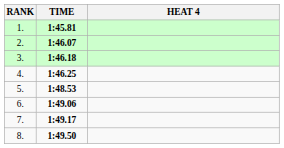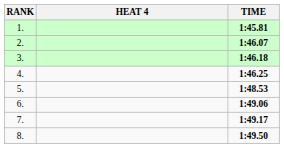columns swapped: (183, 12) <-> (62, 12)
